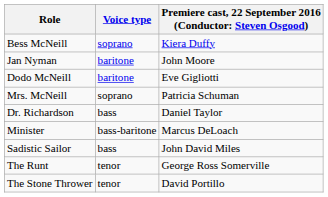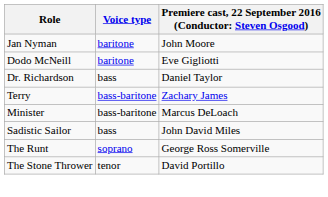- row: (37, 43)
- row: (37, 95)
+ row: (19, 95)
(109, 165) tenor -> (115, 148) soprano
